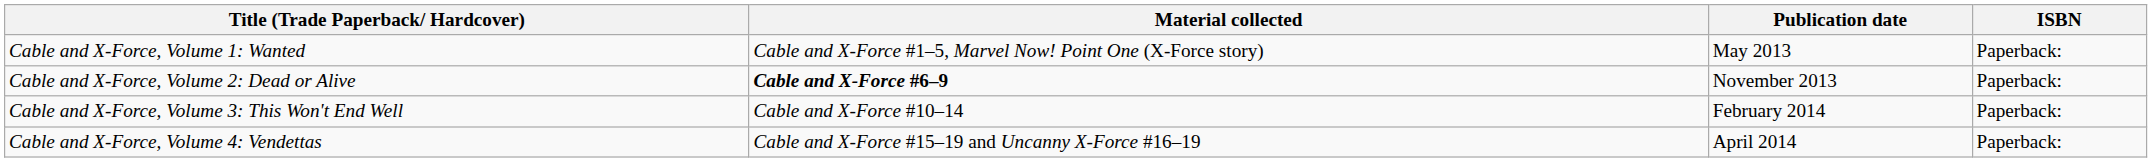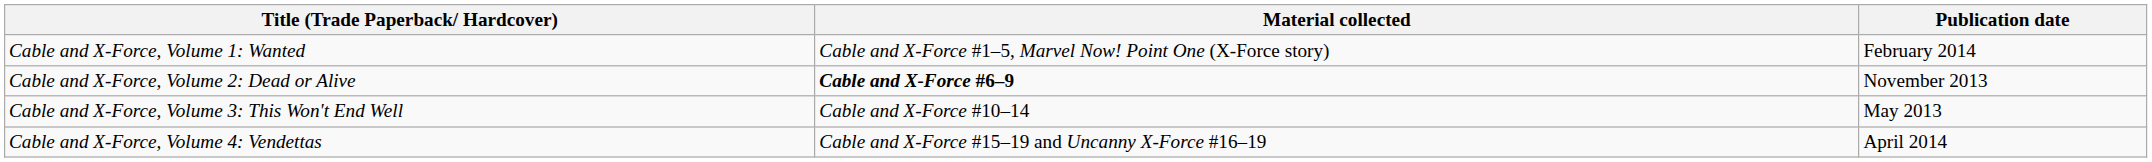- column: (2059, 19)
(1752, 50) May 2013 -> (1920, 50) February 2014
(1769, 111) February 2014 -> (1903, 111) May 2013
